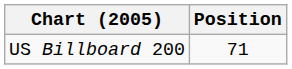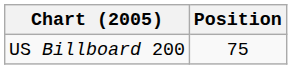(238, 50) 71 -> (238, 50) 75
